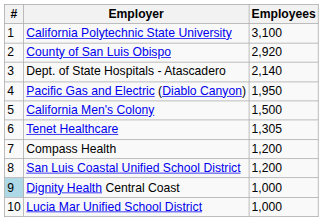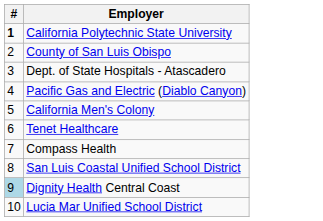- column: (284, 14)
(11, 33) normal -> (11, 33) bold
